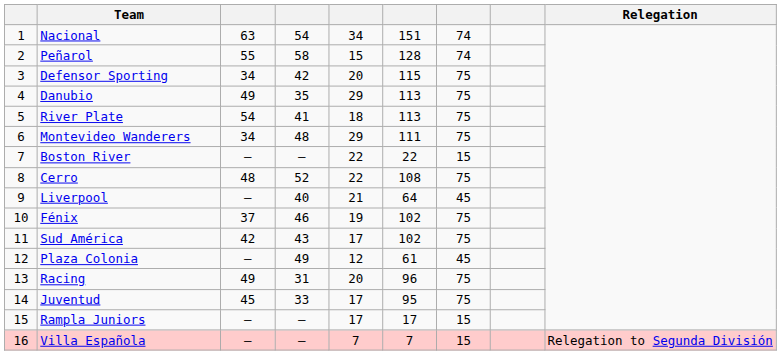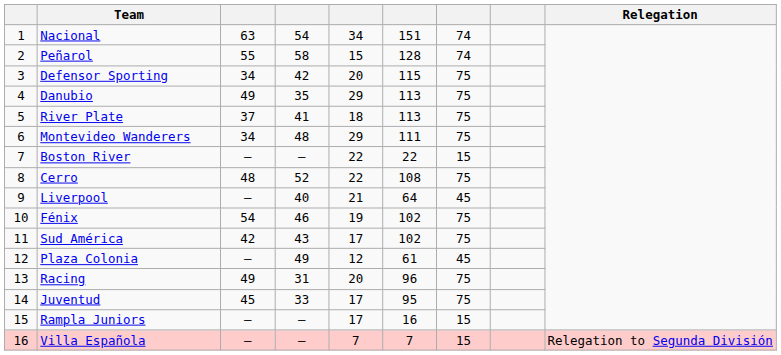(248, 116) 54 -> (248, 116) 37
(248, 218) 37 -> (248, 218) 54
(410, 320) 17 -> (410, 320) 16
